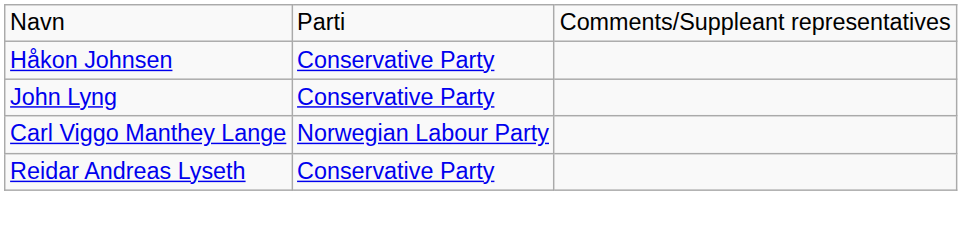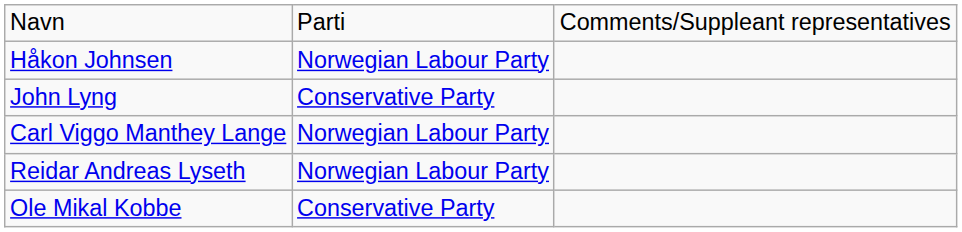(396, 60) Conservative Party -> (423, 60) Norwegian Labour Party
(396, 171) Conservative Party -> (423, 171) Norwegian Labour Party
+ row: (96, 208)
